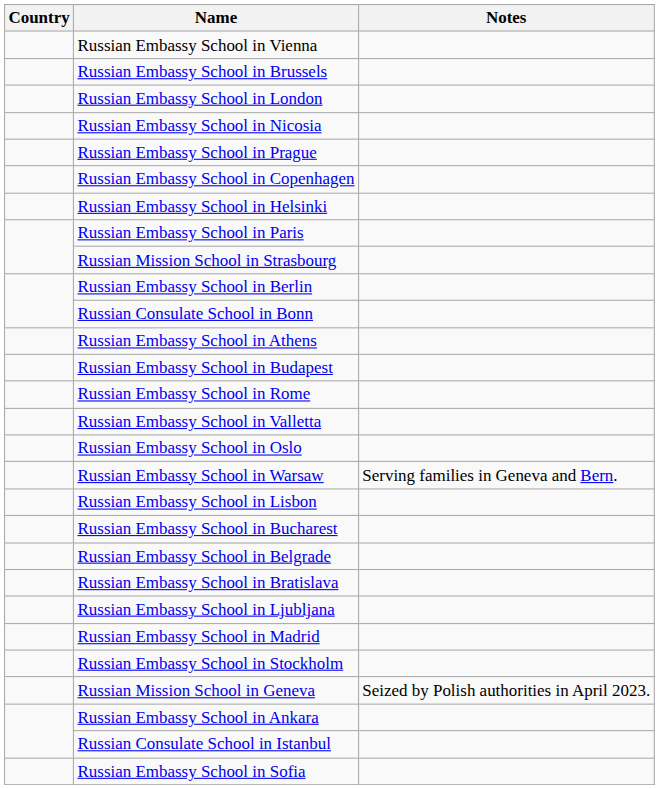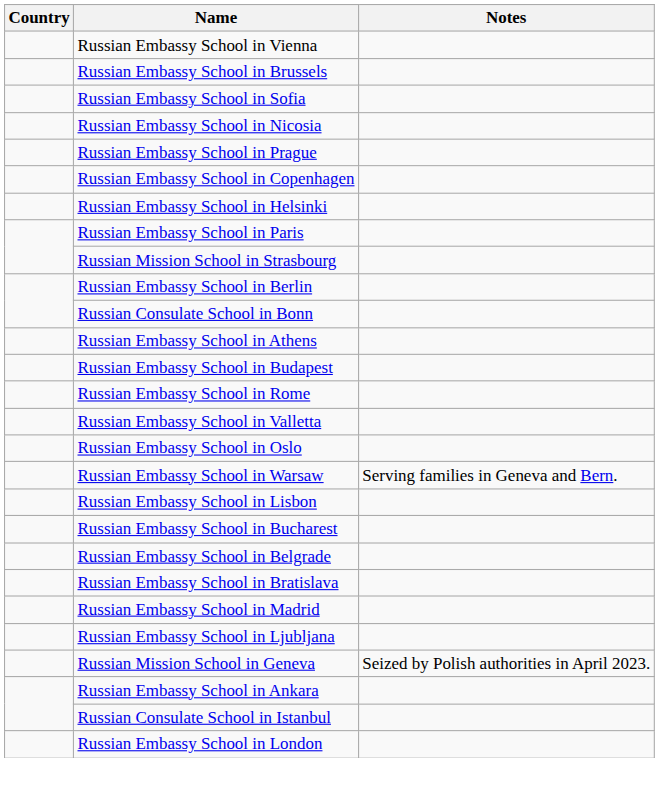rows swapped: (192, 771) <-> (200, 98)
rows swapped: (206, 609) <-> (199, 636)
- row: (210, 663)
